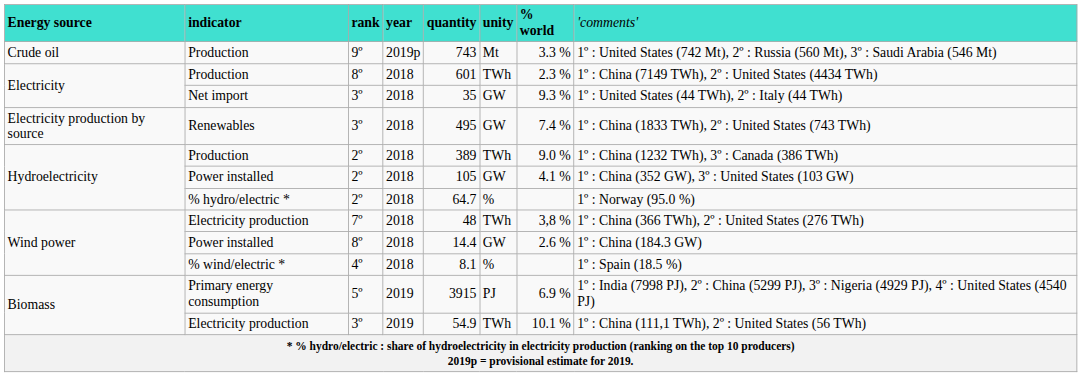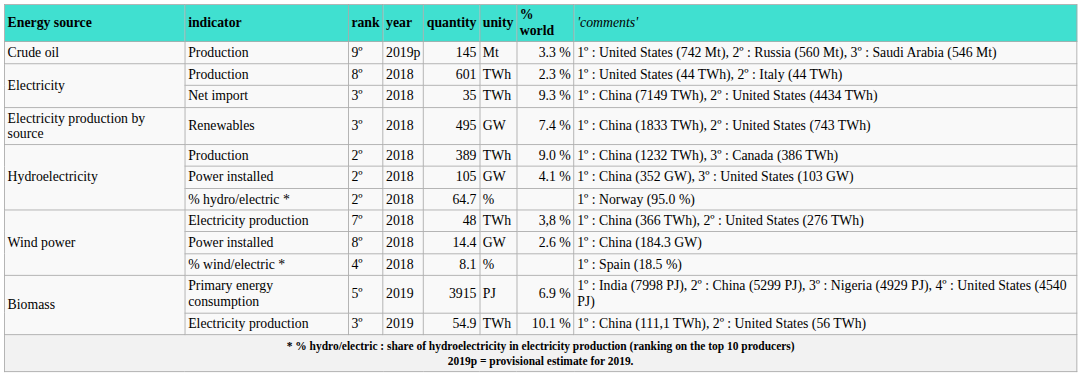(466, 52) 743 -> (466, 52) 145
(727, 74) 1º : China (7149 TWh), 2º : United States (4434 TWh) -> (710, 74) 1º : United States (44 TWh), 2º : Italy (44 TWh)
(494, 96) GW -> (497, 96) TWh
(710, 96) 1º : United States (44 TWh), 2º : Italy (44 TWh) -> (727, 96) 1º : China (7149 TWh), 2º : United States (4434 TWh)
